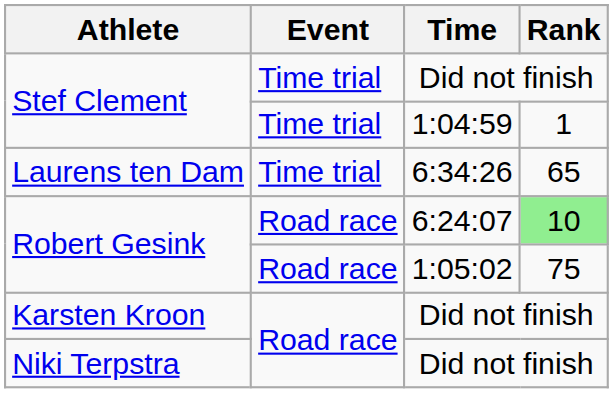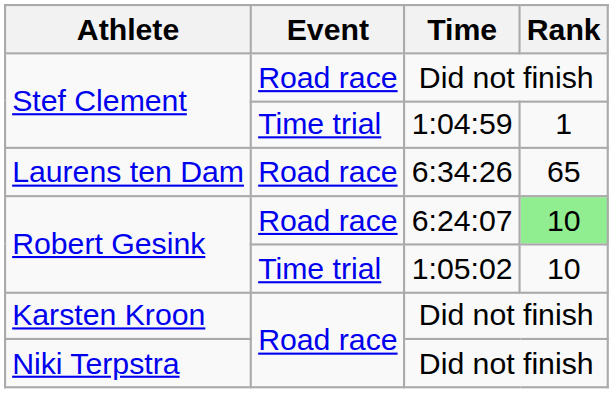(320, 77) Time trial -> (328, 77) Road race
(320, 173) Time trial -> (328, 173) Road race
(328, 268) Road race -> (320, 268) Time trial
(564, 268) 75 -> (564, 268) 10
